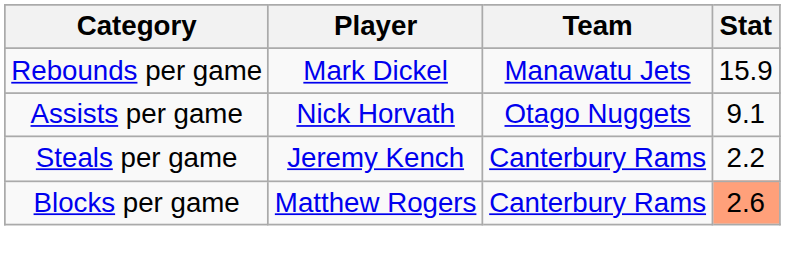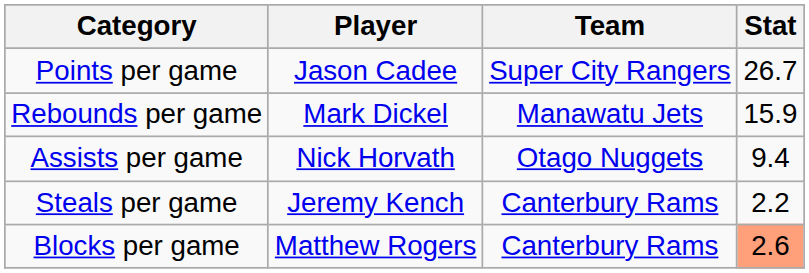+ row: (137, 70)
(746, 114) 9.1 -> (770, 158) 9.4
